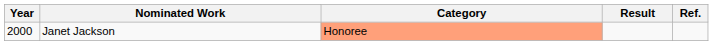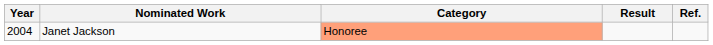(20, 31) 2000 -> (20, 31) 2004
